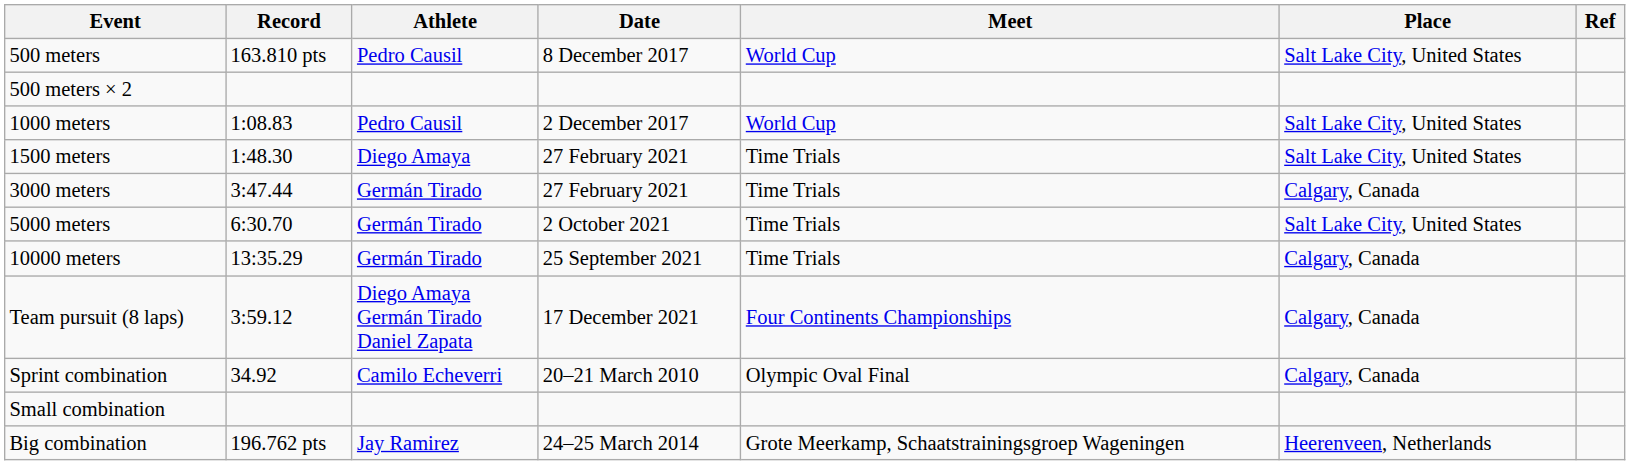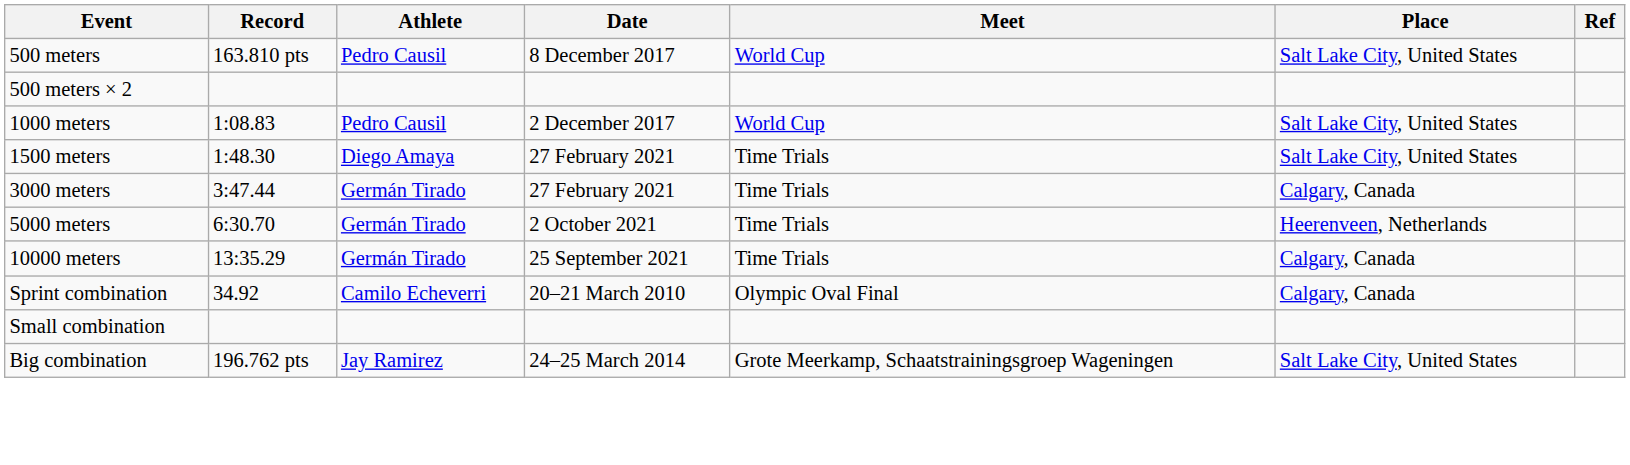(1403, 224) Salt Lake City, United States -> (1383, 224) Heerenveen, Netherlands
- row: (97, 316)
(1388, 442) Heerenveen, Netherlands -> (1398, 359) Salt Lake City, United States
